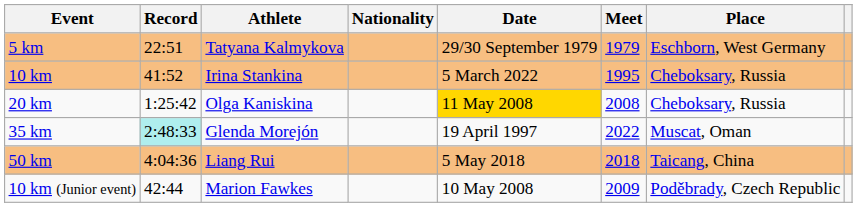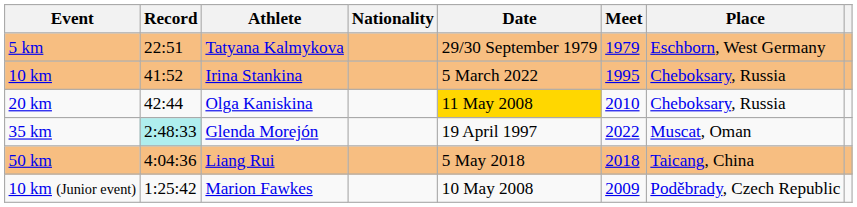(170, 103) 1:25:42 -> (164, 103) 42:44
(622, 103) 2008 -> (622, 103) 2010
(164, 188) 42:44 -> (170, 188) 1:25:42
